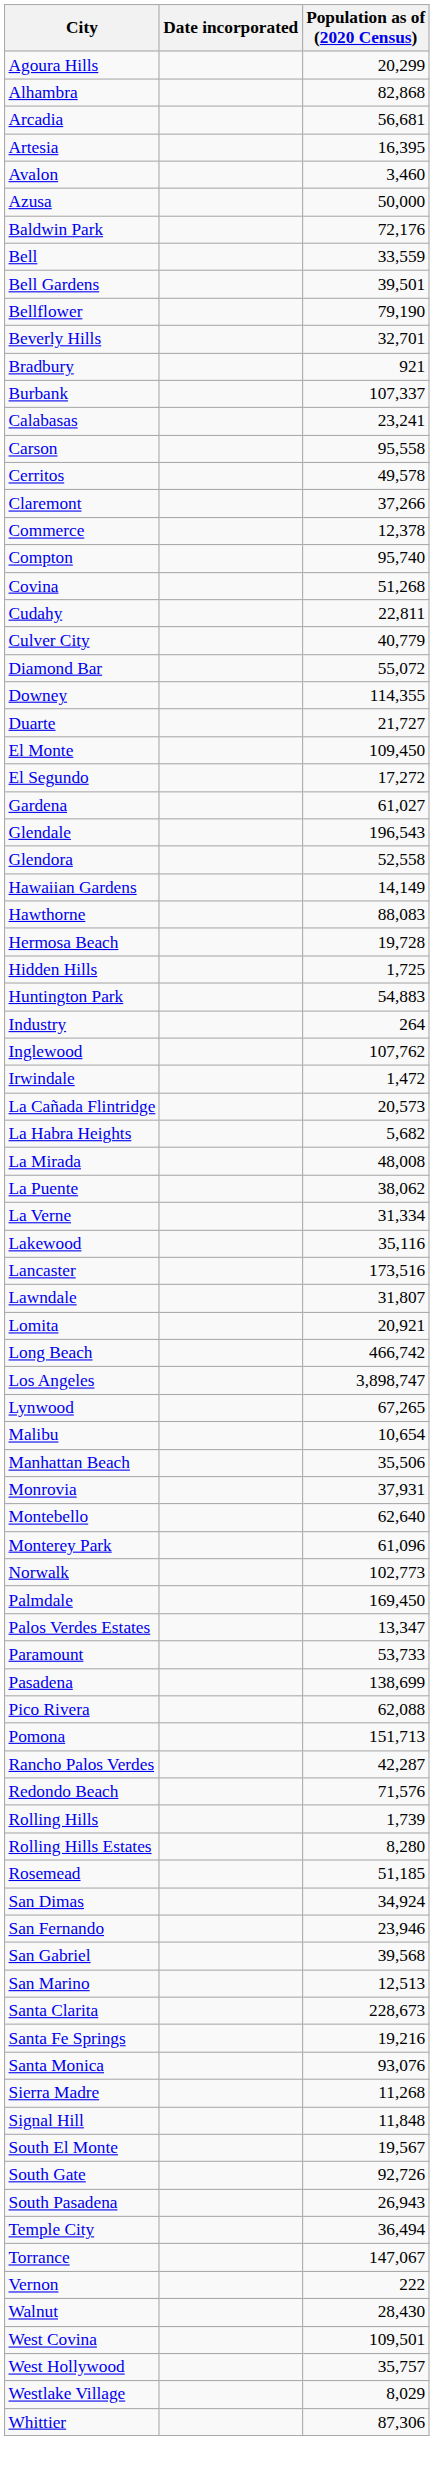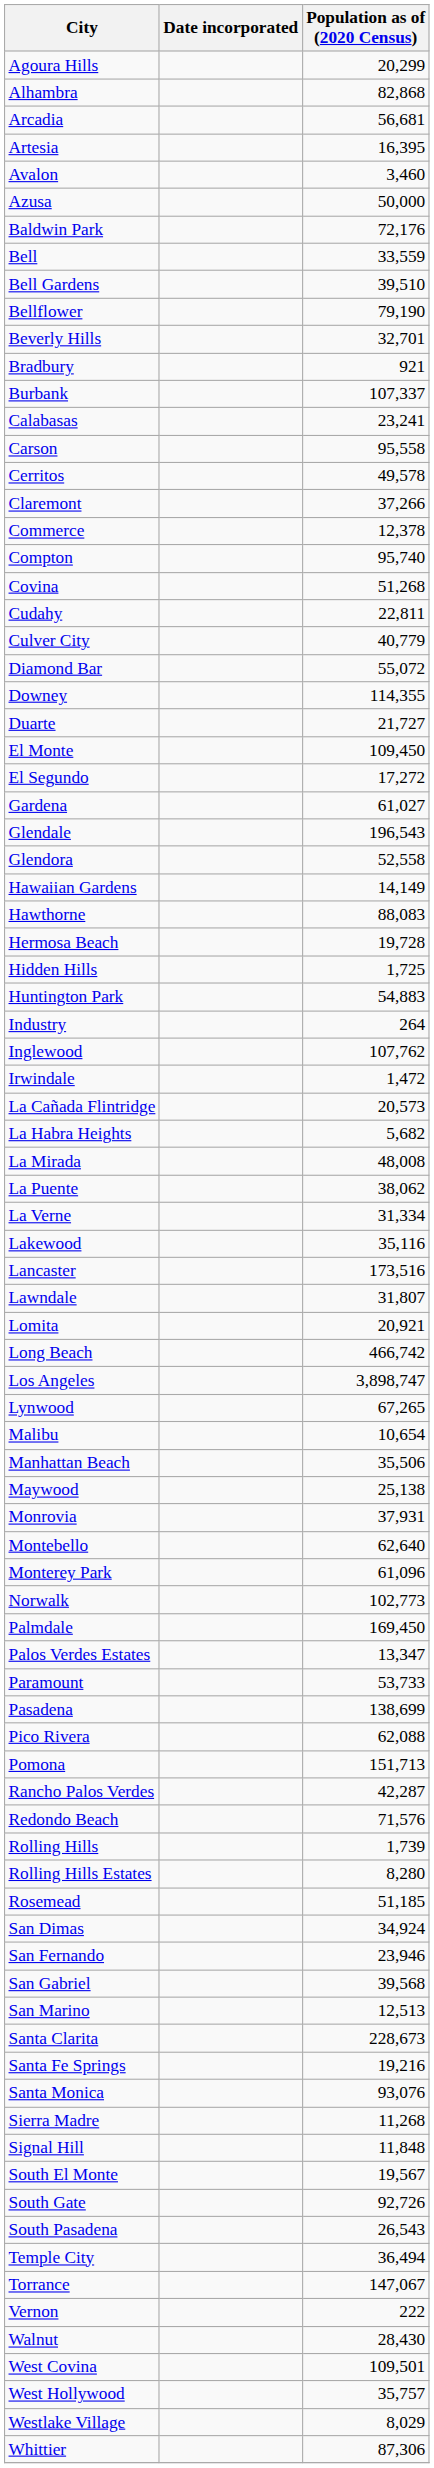(401, 284) 39,501 -> (401, 284) 39,510
+ row: (44, 1490)
(401, 2202) 26,943 -> (401, 2230) 26,543
